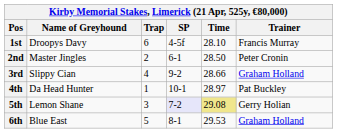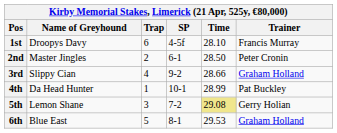(215, 89) 28.97 -> (215, 89) 28.99
(175, 105) lavender background -> (175, 105) no background
